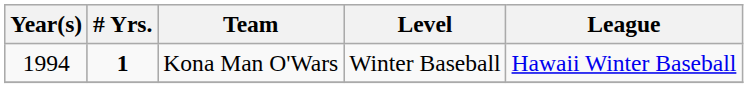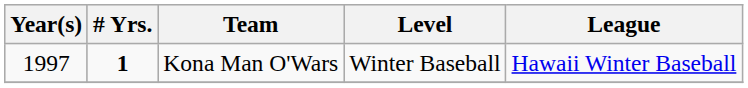(46, 62) 1994 -> (46, 62) 1997
